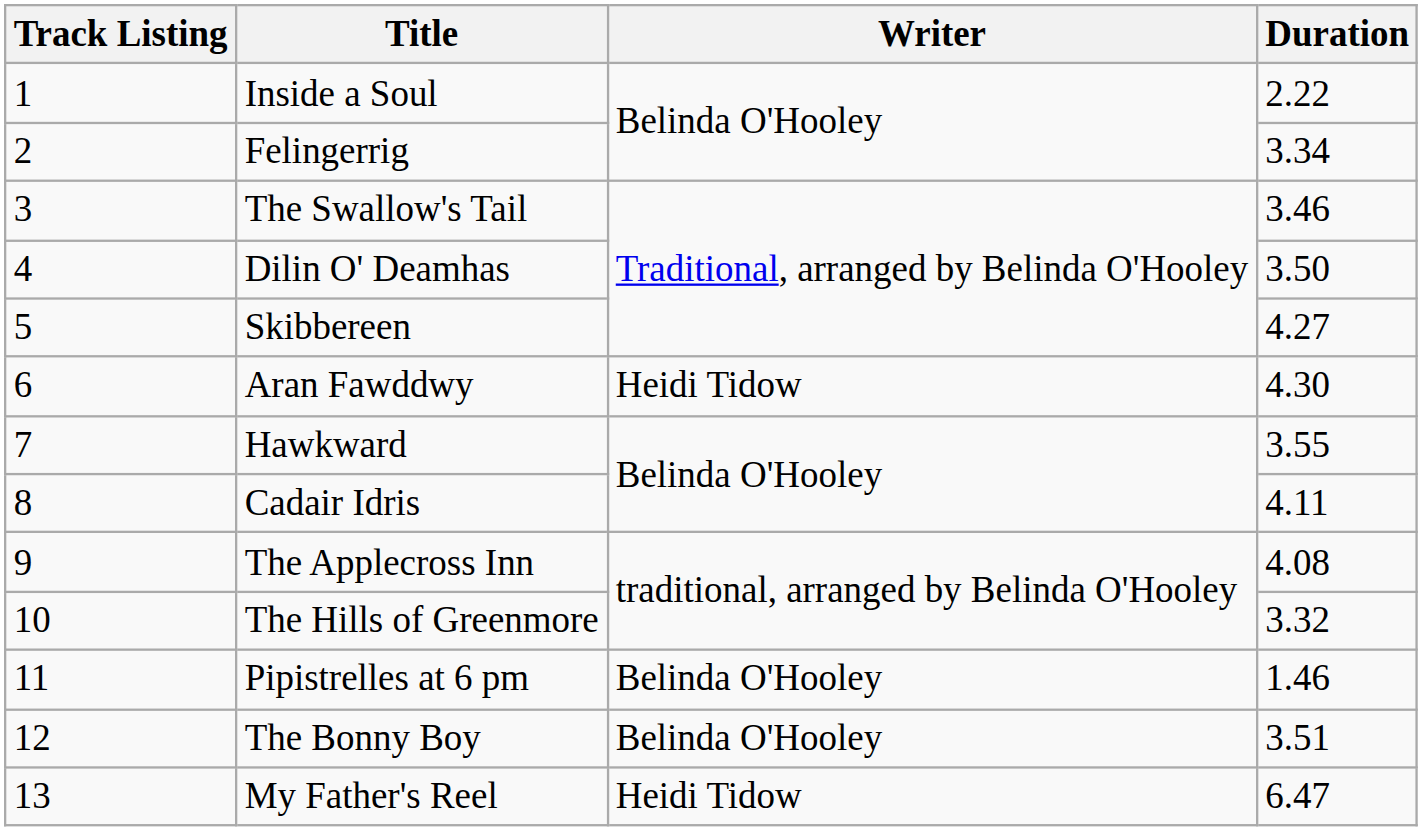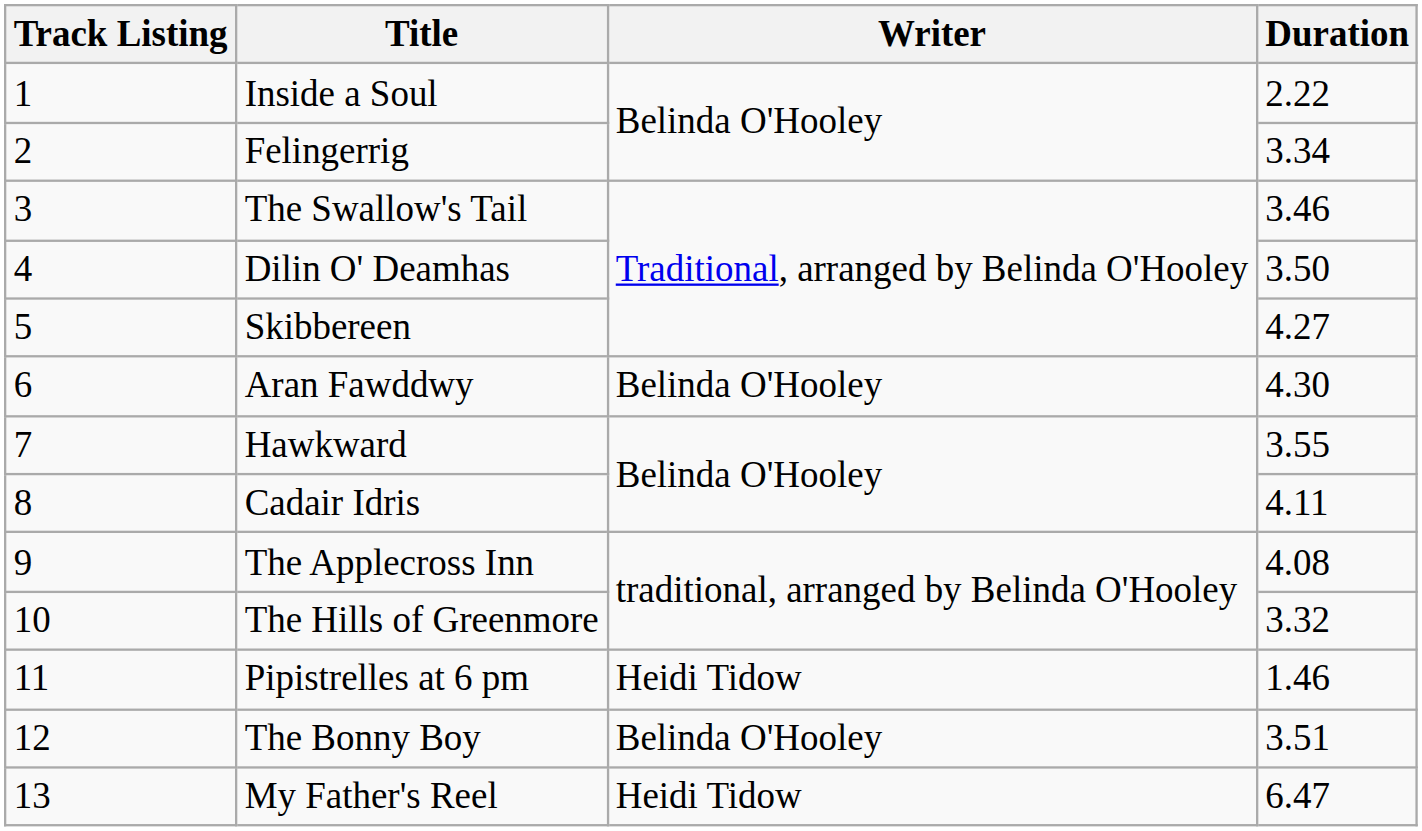(709, 385) Heidi Tidow -> (749, 385) Belinda O'Hooley
(749, 678) Belinda O'Hooley -> (709, 678) Heidi Tidow
